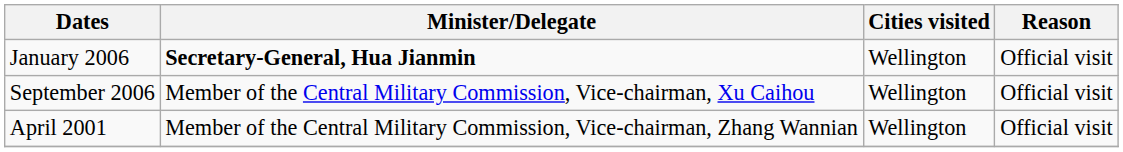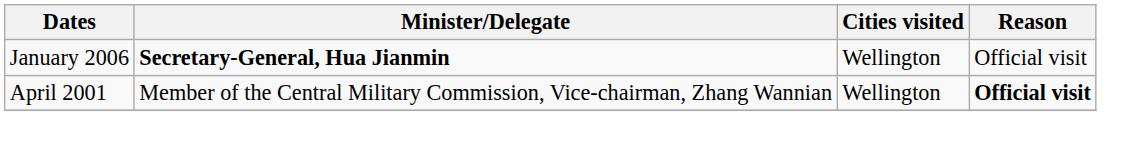- row: (82, 92)
(1056, 127) normal -> (1033, 92) bold
